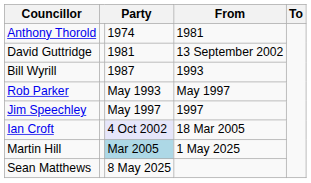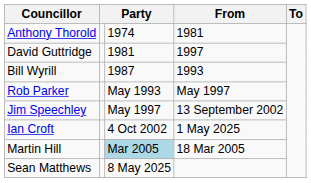(230, 52) 13 September 2002 -> (190, 52) 1997
(190, 110) 1997 -> (230, 110) 13 September 2002
(137, 129) lavender background -> (137, 129) no background
(211, 129) 18 Mar 2005 -> (208, 129) 1 May 2025
(208, 149) 1 May 2025 -> (211, 149) 18 Mar 2005
